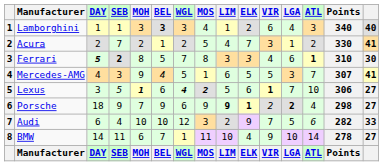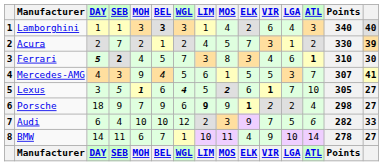columns swapped: (206, 12) <-> (227, 12)
(371, 44) 41 -> (371, 44) 39
(141, 59) 8 -> (141, 59) 4
(343, 91) 306 -> (343, 91) 305
(292, 106) bold -> (292, 106) normal
